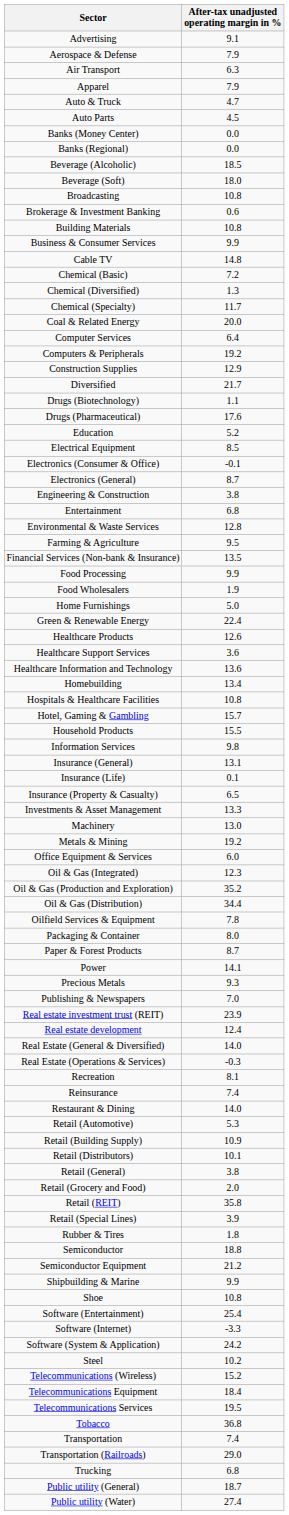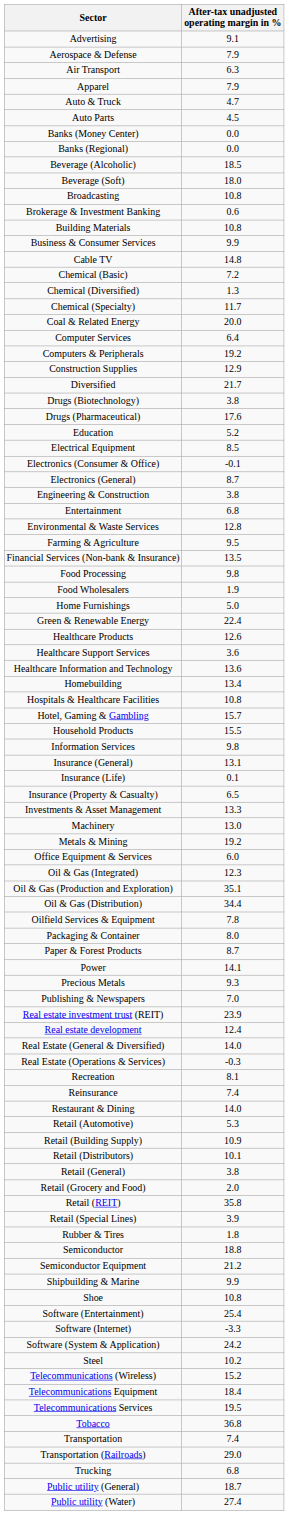(233, 401) 1.1 -> (233, 401) 3.8
(233, 574) 9.9 -> (233, 574) 9.8
(233, 888) 35.2 -> (233, 888) 35.1
